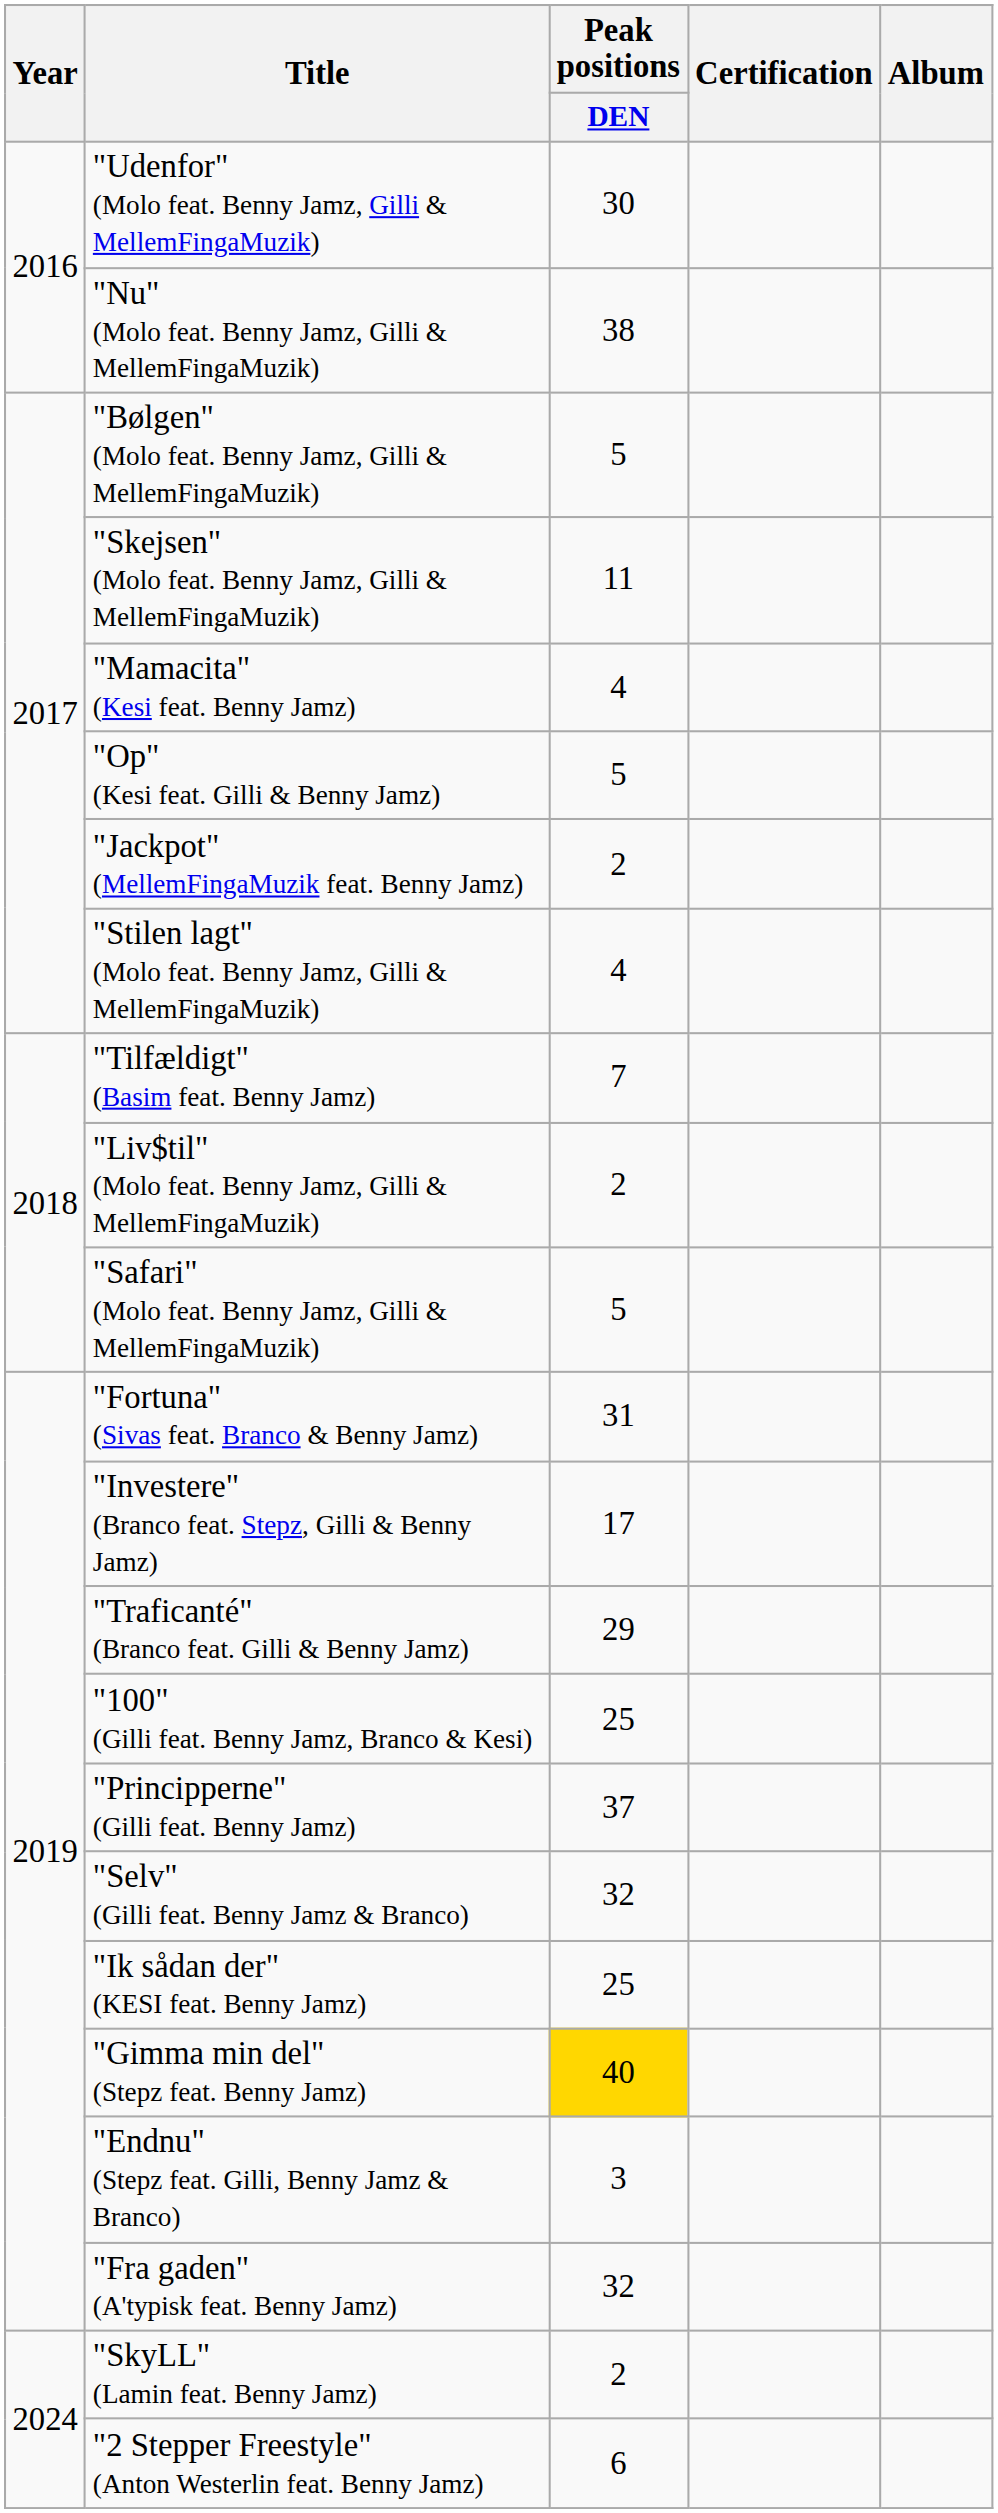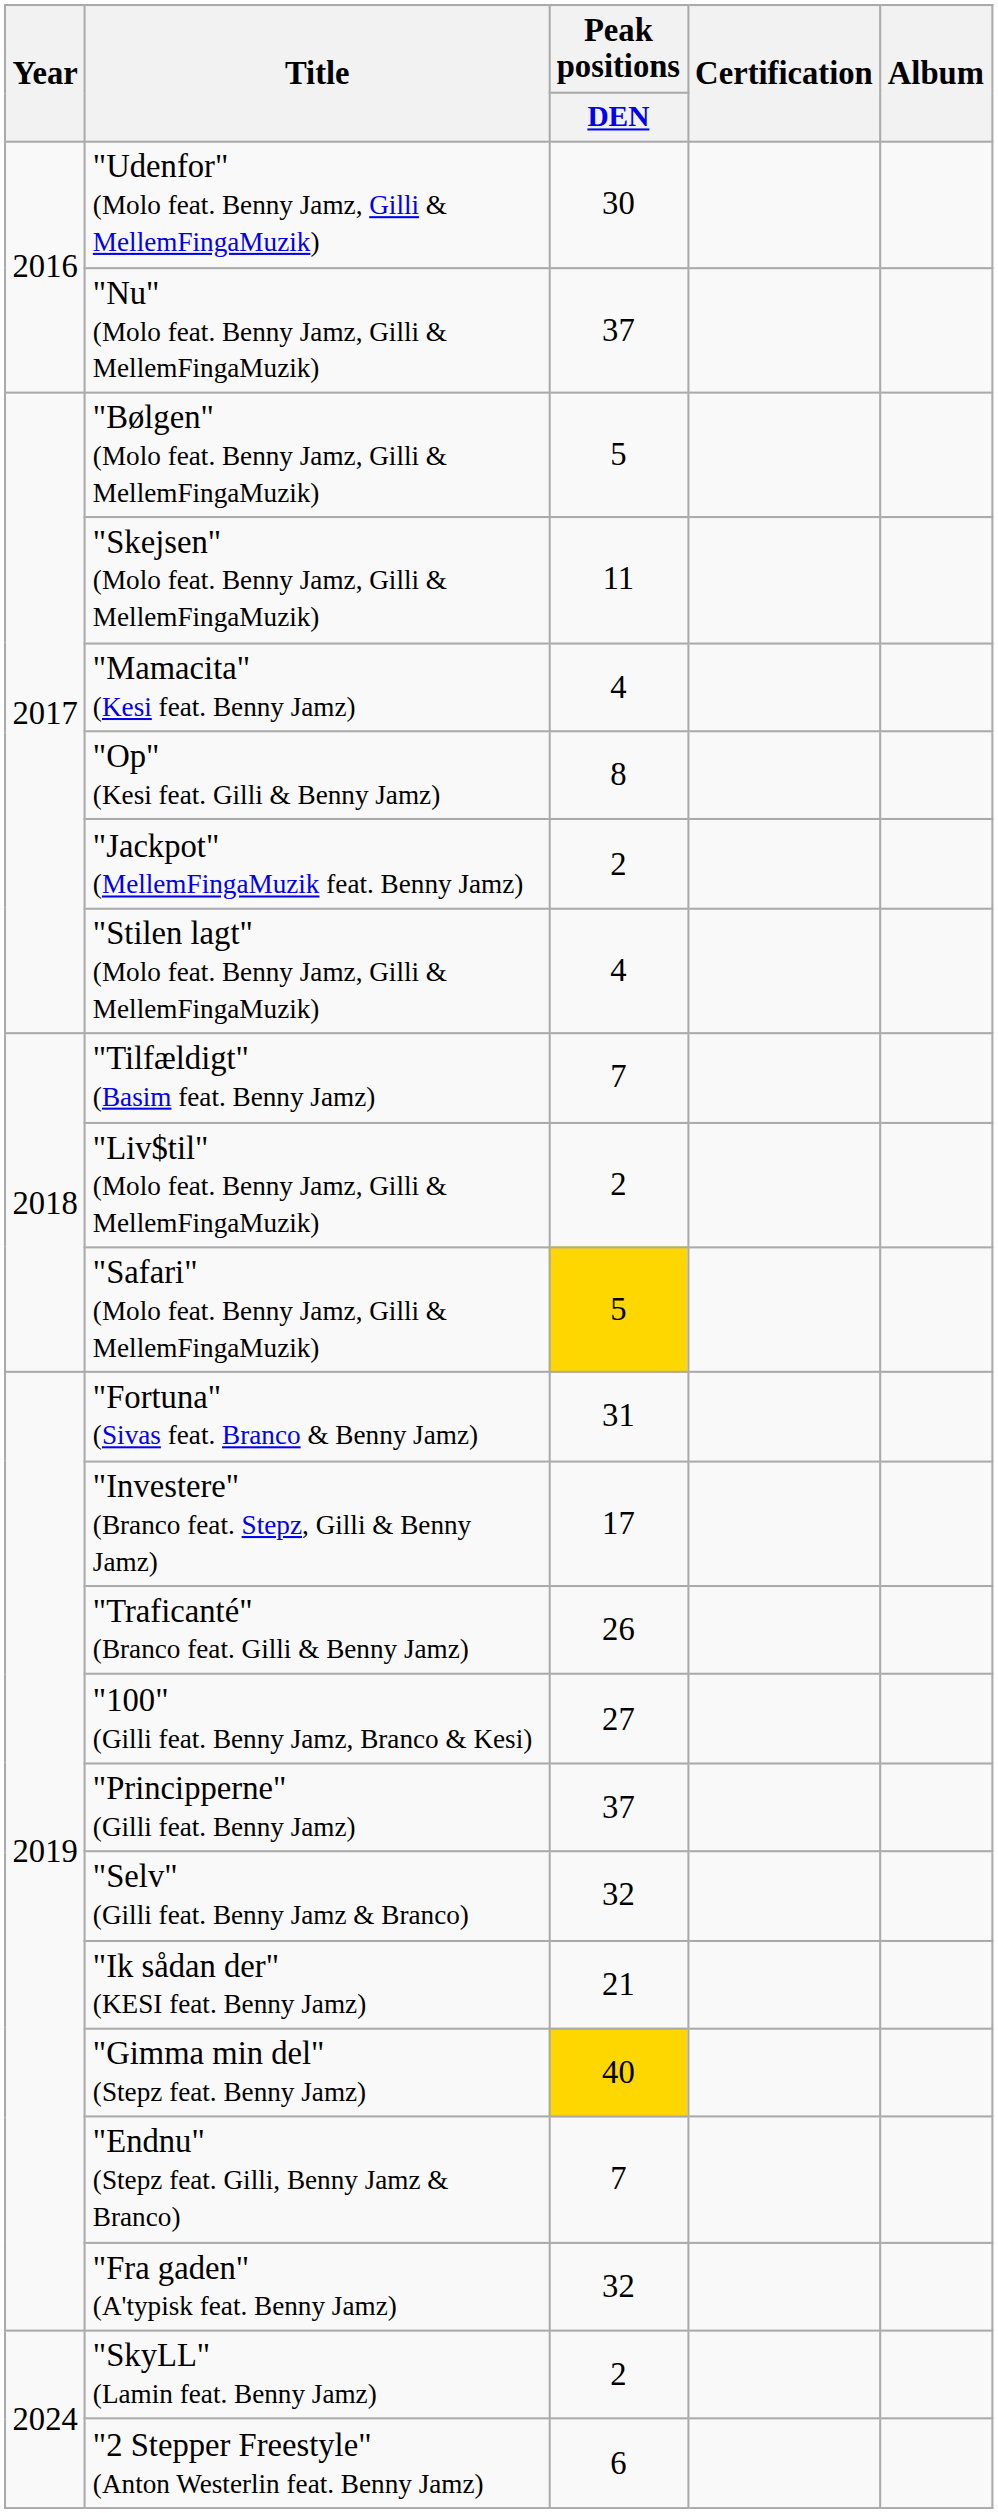(618, 329) 38 -> (618, 329) 37
(618, 774) 5 -> (618, 774) 8
(618, 1309) no background -> (618, 1309) gold background
(618, 1629) 29 -> (618, 1629) 26
(618, 1718) 25 -> (618, 1718) 27
(618, 1983) 25 -> (618, 1983) 21
(618, 2179) 3 -> (618, 2179) 7
